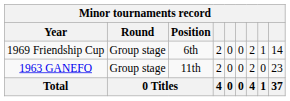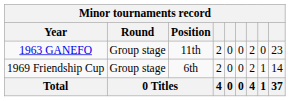rows swapped: (56, 68) <-> (56, 50)
